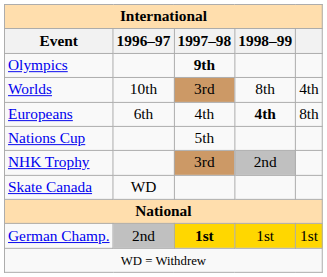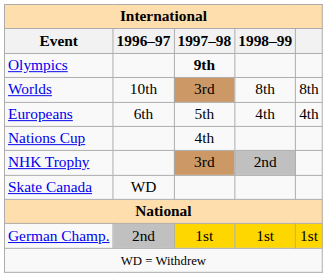(309, 89) 4th -> (309, 89) 8th
(204, 114) 4th -> (204, 114) 5th
(265, 114) bold -> (265, 114) normal
(309, 114) 8th -> (309, 114) 4th
(204, 138) 5th -> (204, 138) 4th
(204, 235) bold -> (204, 235) normal
